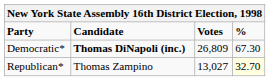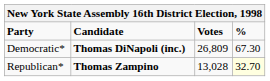(113, 66) normal -> (116, 66) bold
(213, 66) 13,027 -> (213, 66) 13,028
